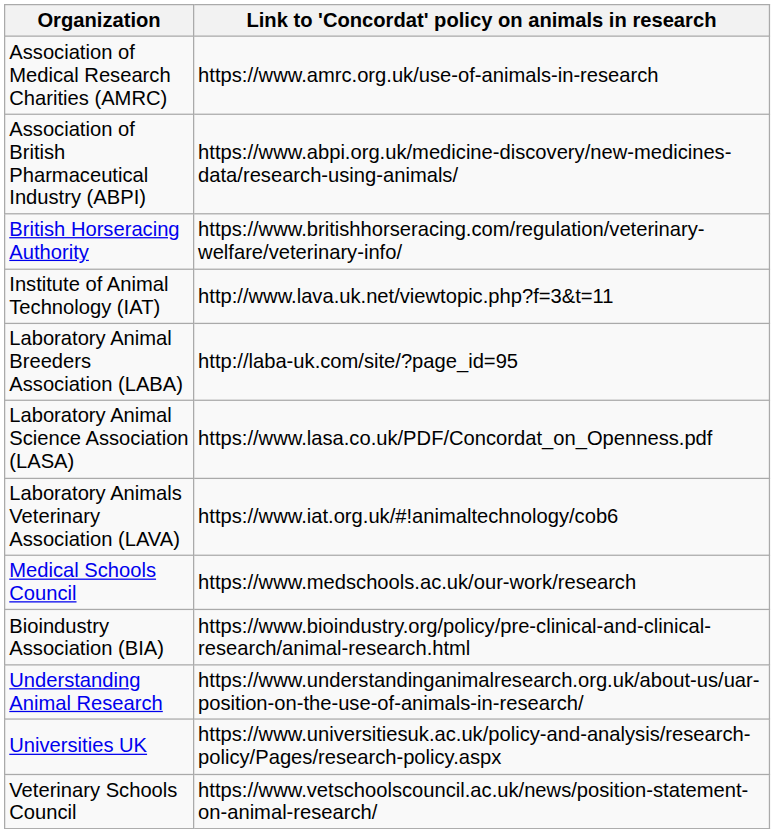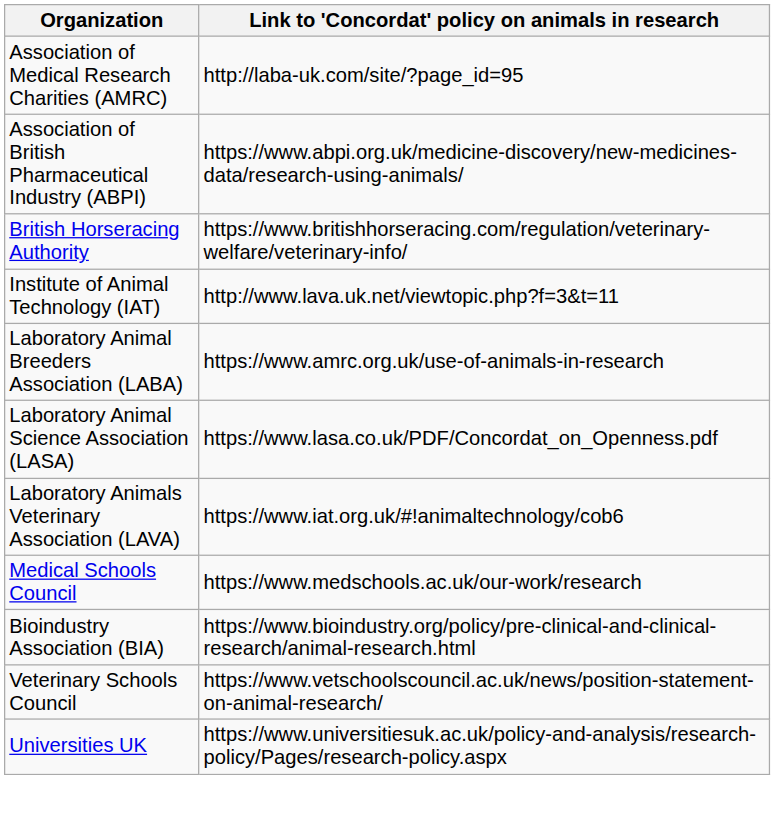(428, 75) https://www.amrc.org.uk/use-of-animals-in-research -> (364, 75) http://laba-uk.com/site/?page_id=95
(358, 361) http://laba-uk.com/site/?page_id=95 -> (434, 361) https://www.amrc.org.uk/use-of-animals-in-research
- row: (86, 691)
rows swapped: (78, 746) <-> (93, 801)
